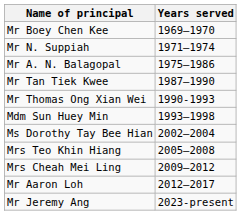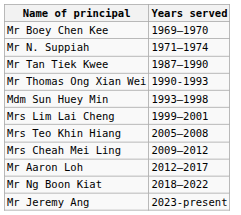- row: (64, 64)
+ row: (61, 116)
- row: (80, 133)
+ row: (54, 185)
